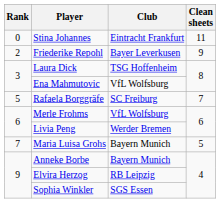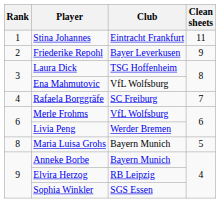(18, 38) 0 -> (18, 38) 1
(18, 99) 5 -> (18, 99) 4
(18, 144) 7 -> (18, 144) 8
